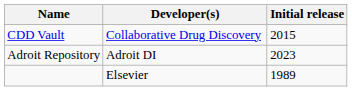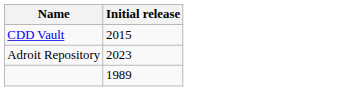- column: (185, 14)
